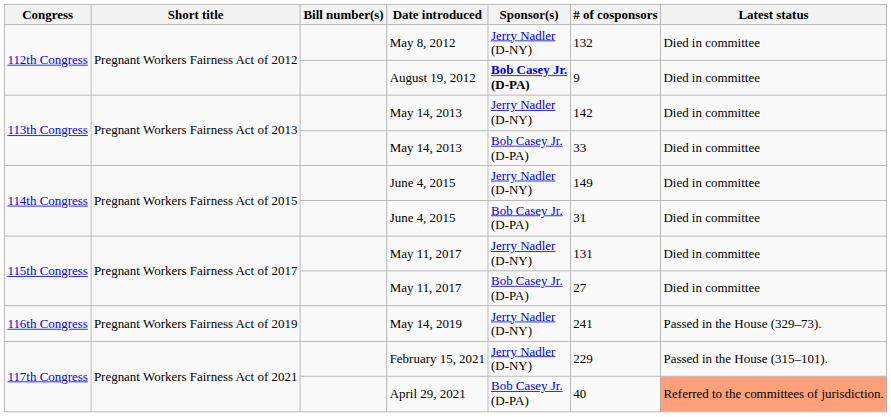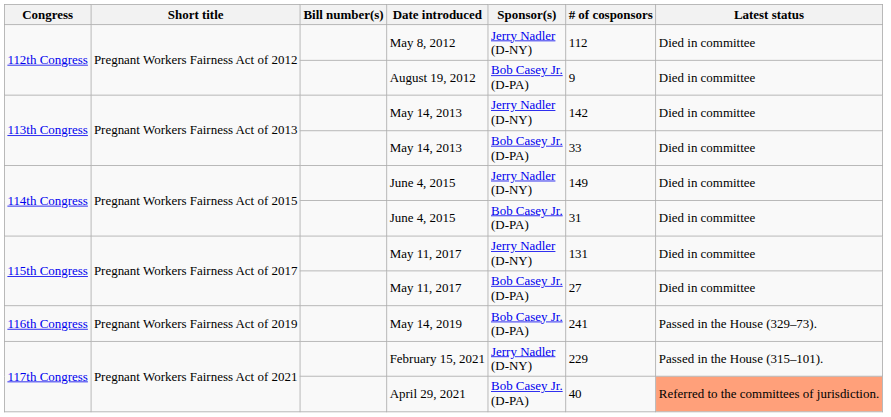(583, 42) 132 -> (578, 42) 112
(529, 77) bold -> (527, 77) normal
(523, 323) Jerry Nadler (D-NY) -> (527, 323) Bob Casey Jr. (D-PA)
